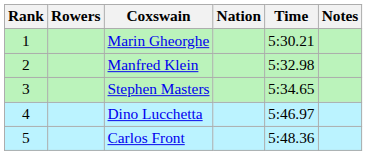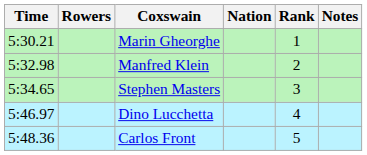columns swapped: (26, 16) <-> (291, 16)
